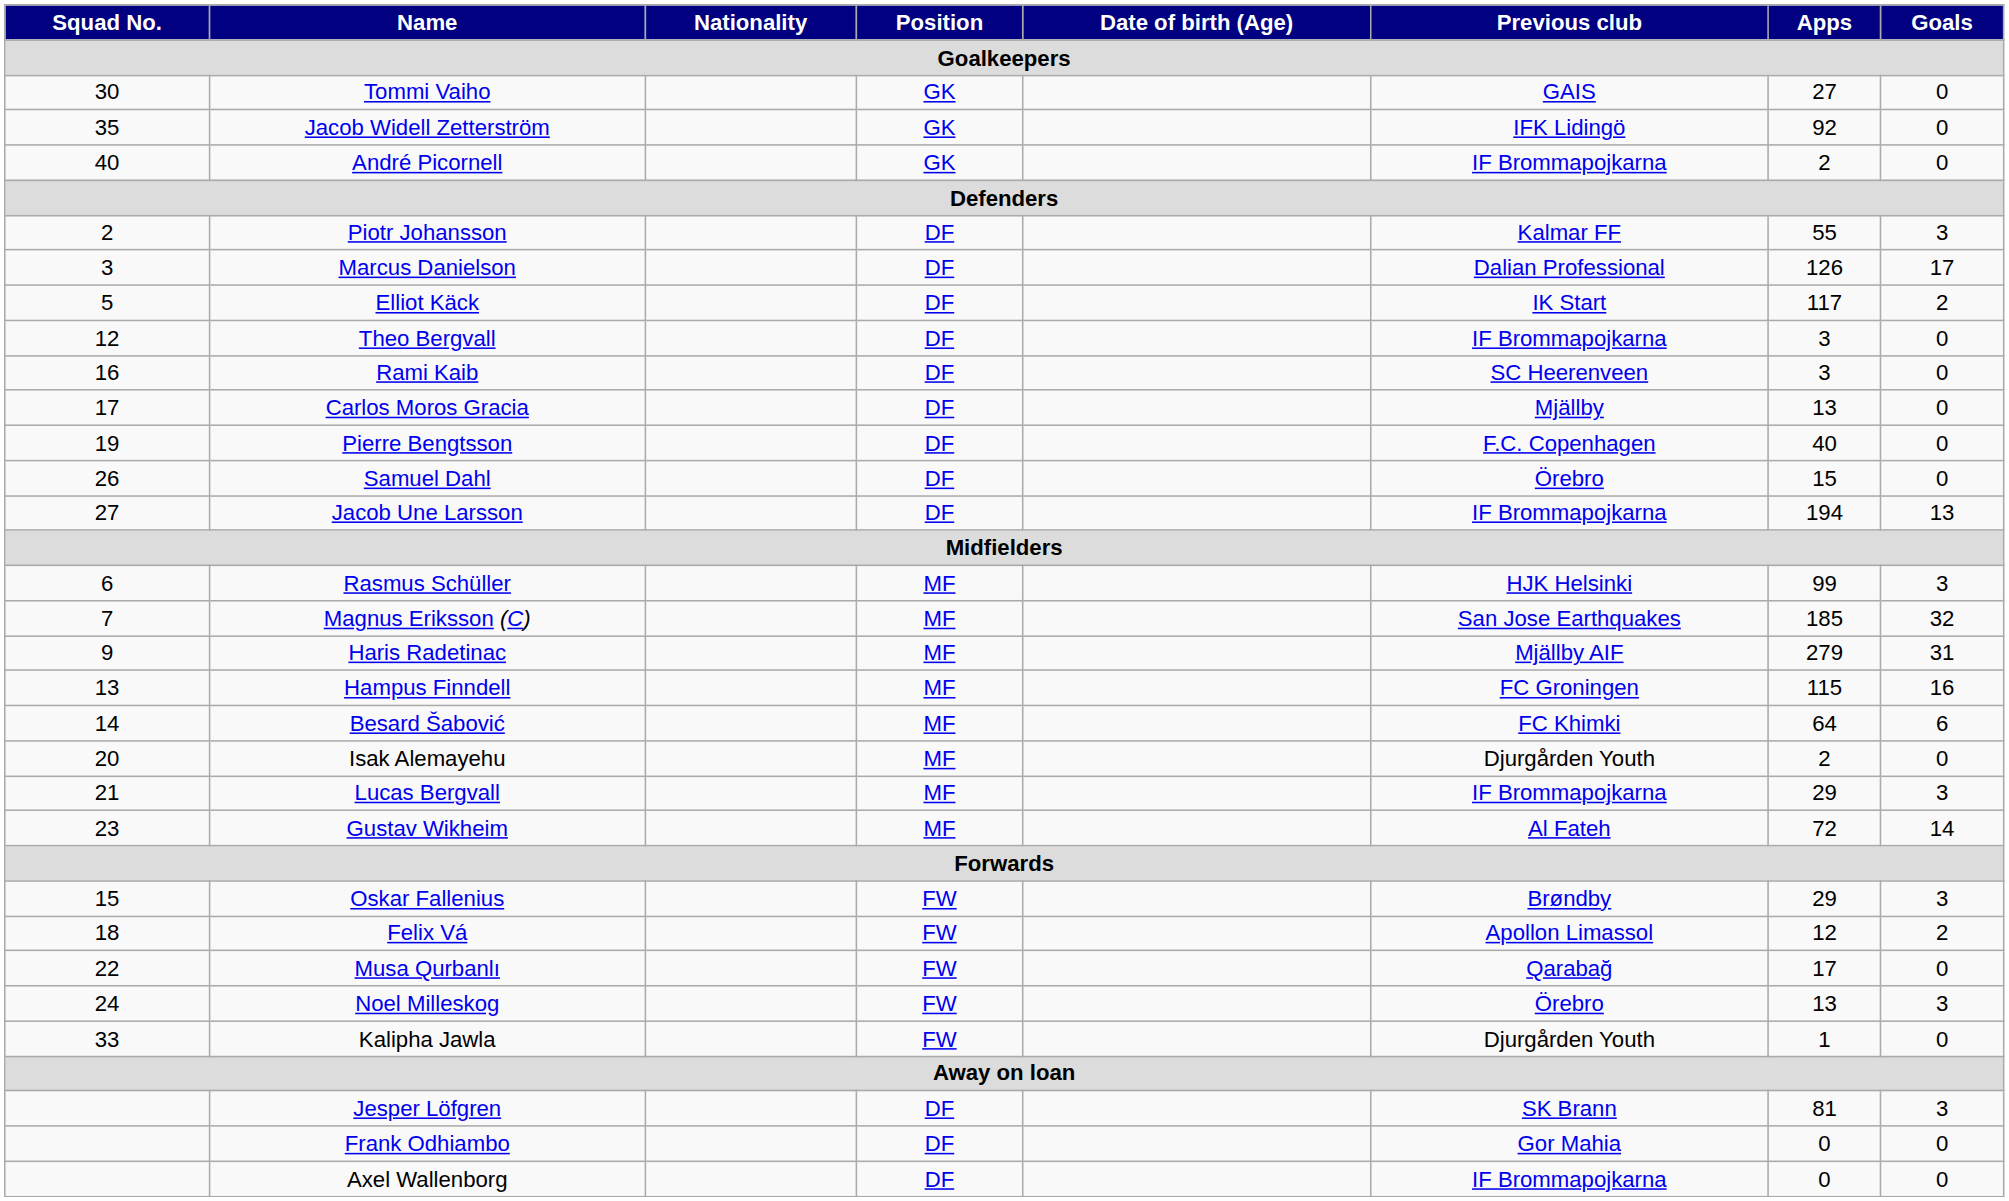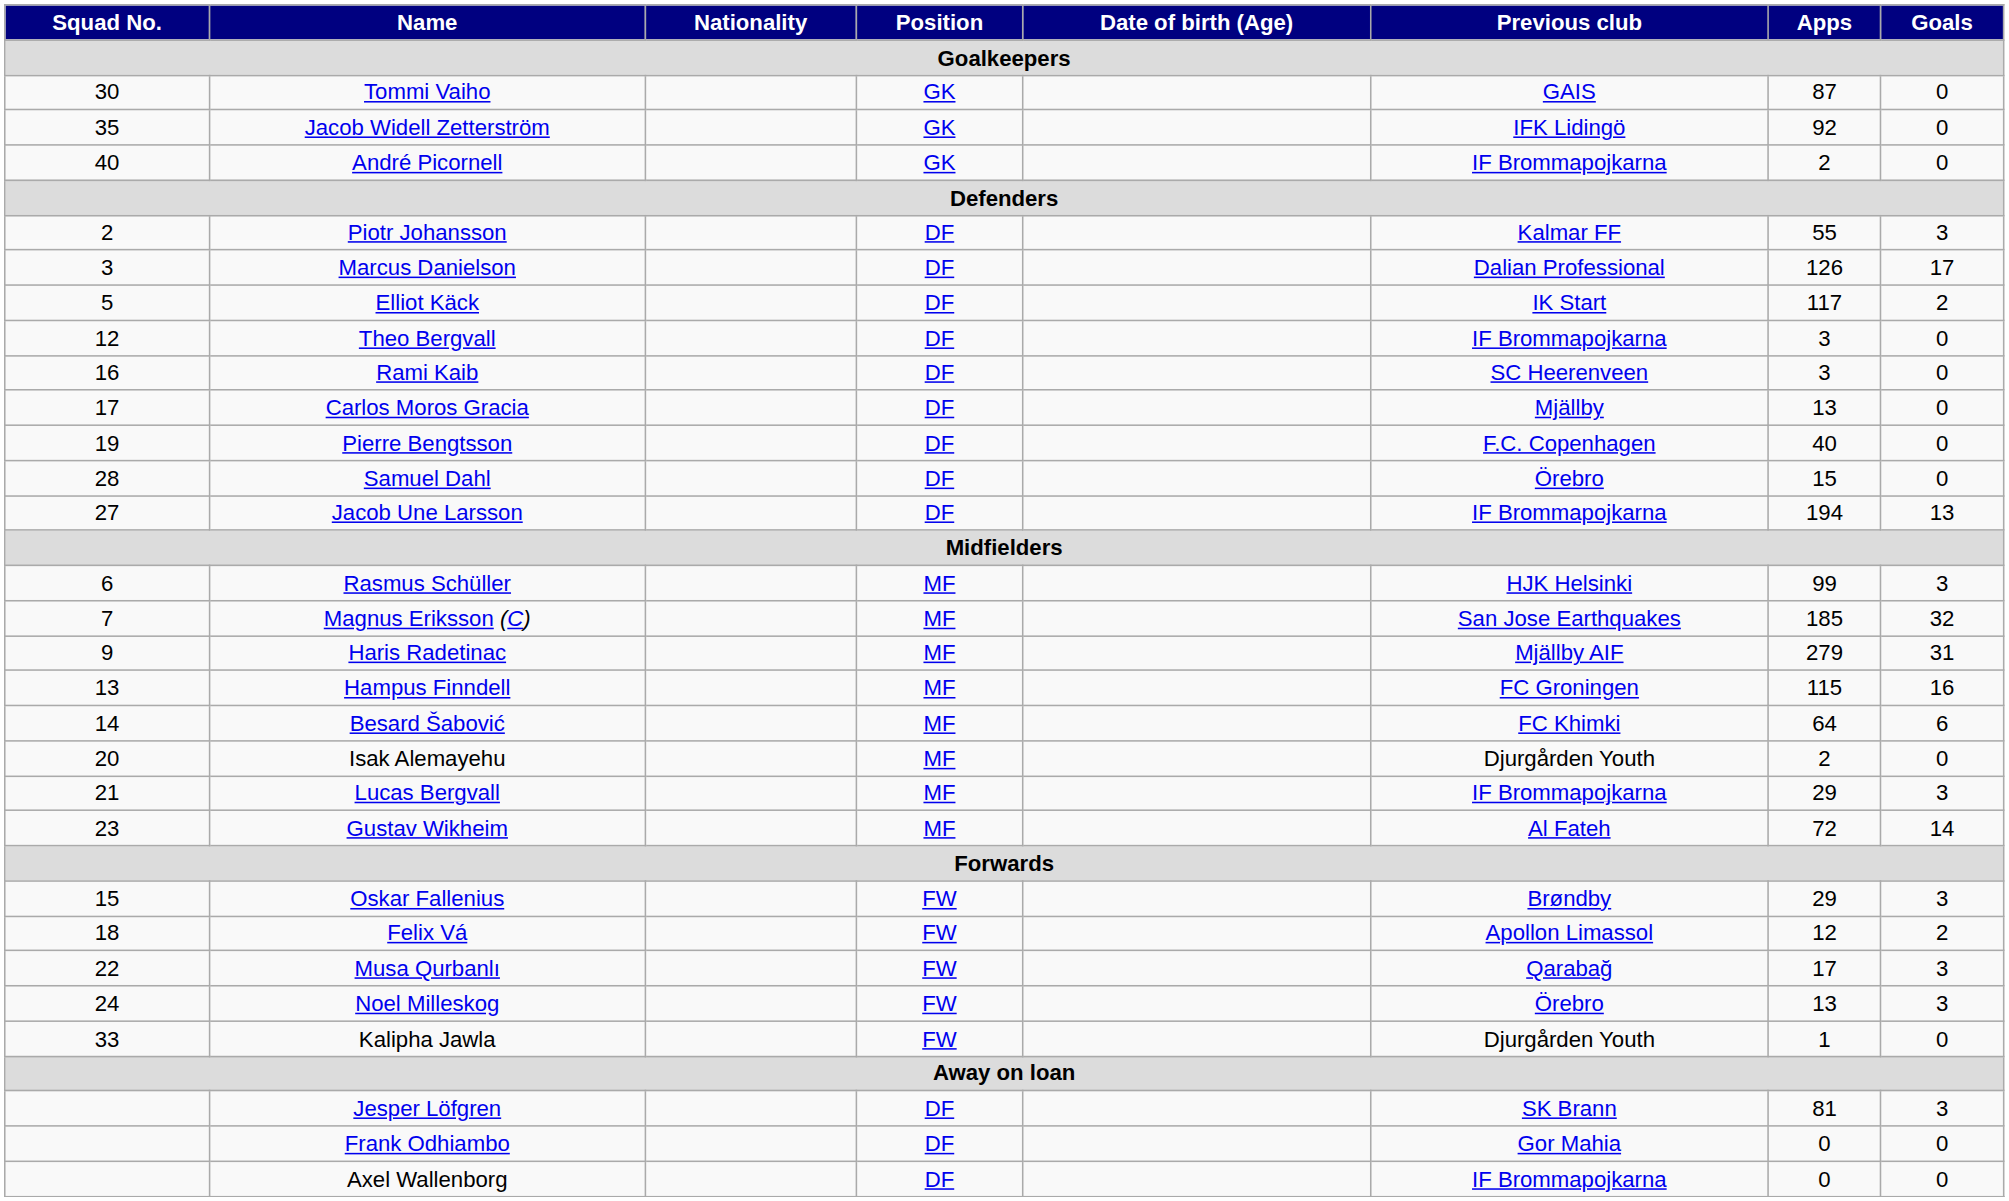(1824, 93) 27 -> (1824, 93) 87
(107, 478) 26 -> (107, 478) 28
(1942, 969) 0 -> (1942, 969) 3
